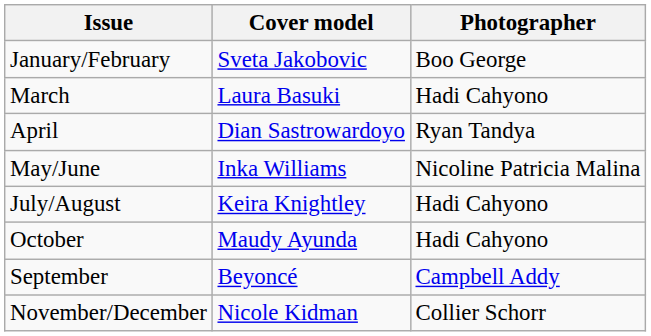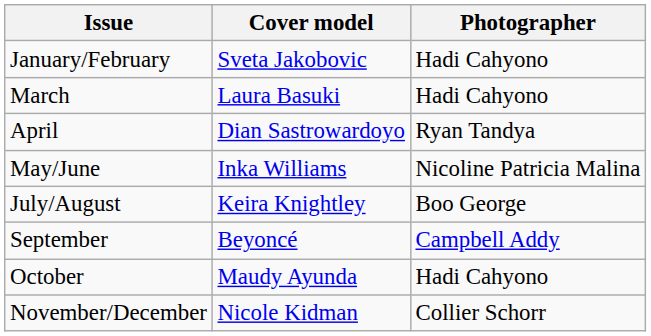(471, 58) Boo George -> (482, 58) Hadi Cahyono
(482, 204) Hadi Cahyono -> (471, 204) Boo George
rows swapped: (59, 276) <-> (47, 240)
